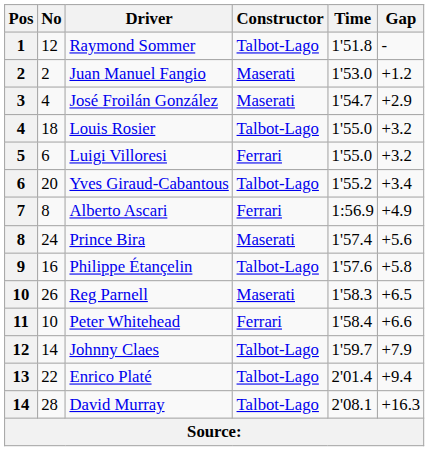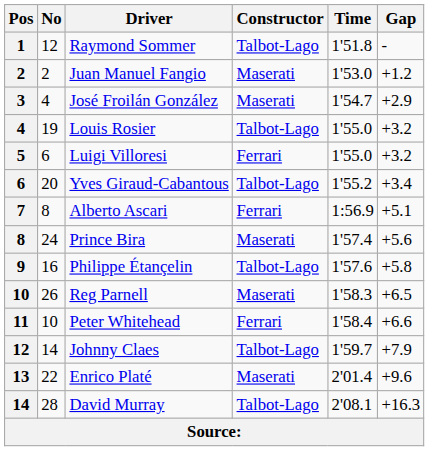(50, 128) 18 -> (50, 128) 19
(397, 211) +4.9 -> (397, 211) +5.1
(278, 376) Talbot-Lago -> (266, 376) Maserati
(397, 376) +9.4 -> (397, 376) +9.6
